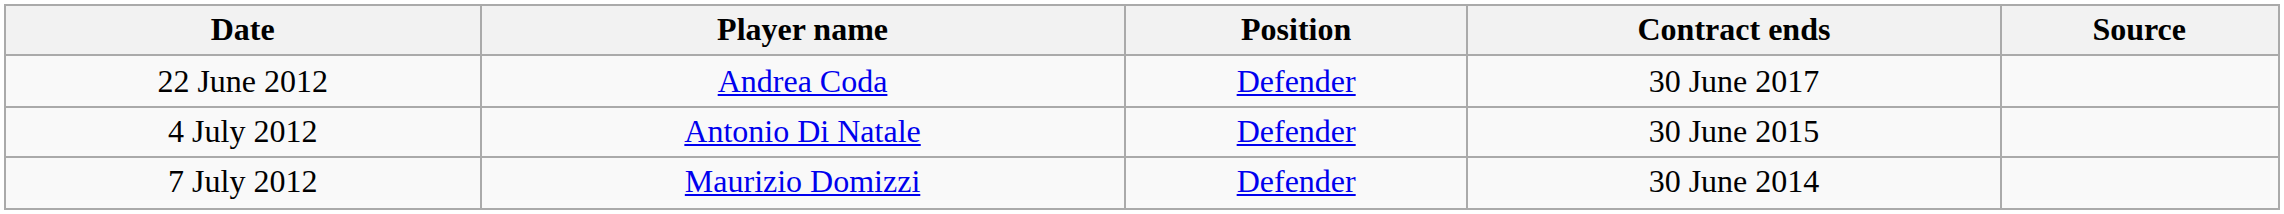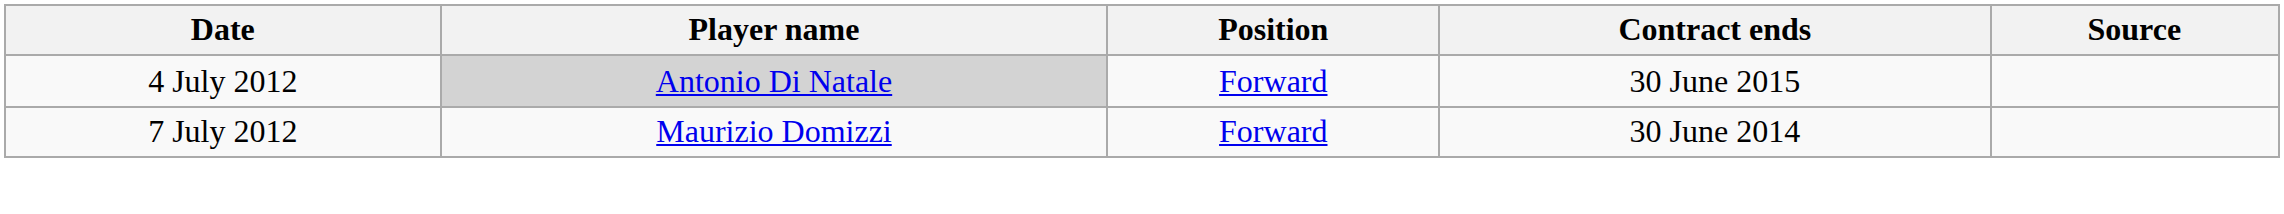- row: (243, 80)
(803, 131) no background -> (774, 80) lightgrey background
(1296, 131) Defender -> (1273, 80) Forward
(1296, 182) Defender -> (1273, 131) Forward
